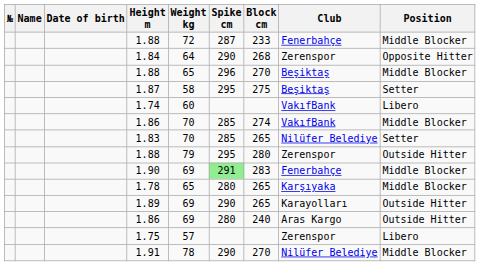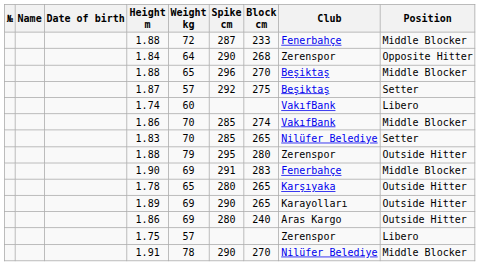(189, 89) 58 -> (189, 89) 57
(226, 89) 295 -> (226, 89) 292
(226, 171) lightgreen background -> (226, 171) no background
(425, 187) Middle Blocker -> (425, 187) Outside Hitter
